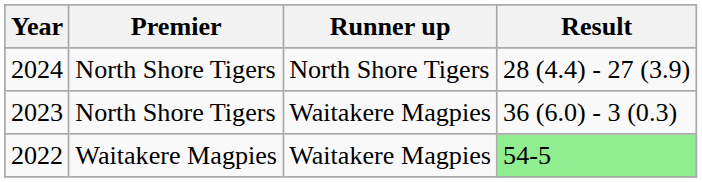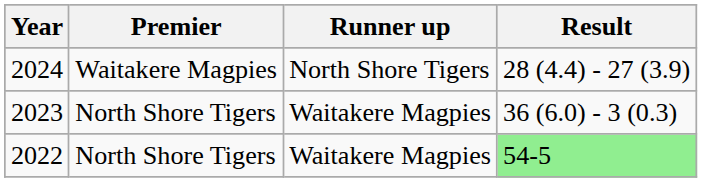(175, 69) North Shore Tigers -> (176, 69) Waitakere Magpies
(176, 155) Waitakere Magpies -> (175, 155) North Shore Tigers
